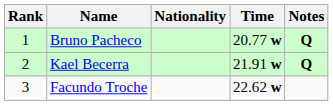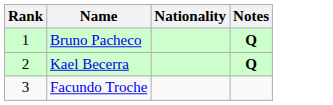- column: (257, 16)
